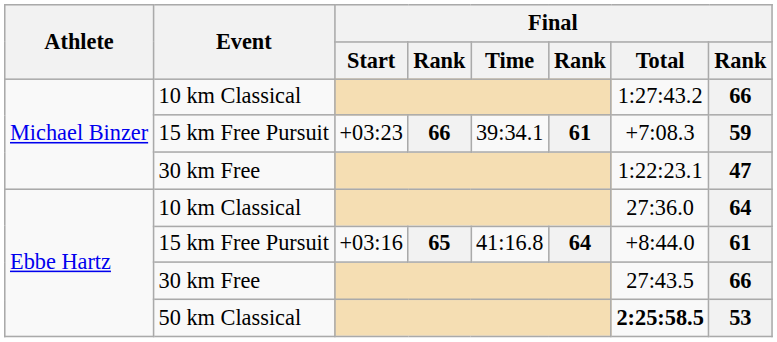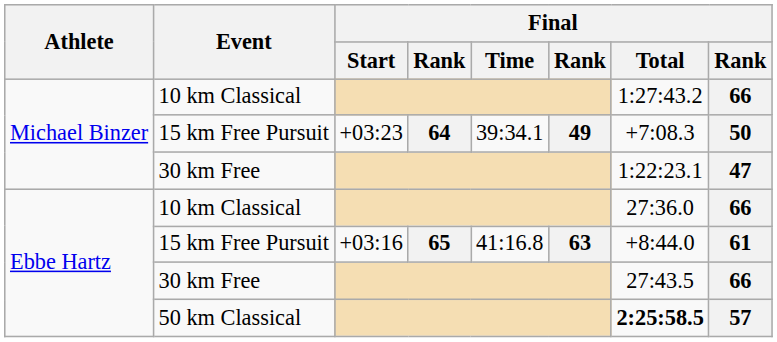(439, 133) 66 -> (439, 133) 64
(580, 133) 61 -> (580, 133) 49
(740, 133) 59 -> (740, 133) 50
(740, 207) 64 -> (740, 207) 66
(580, 244) 64 -> (580, 244) 63
(740, 317) 53 -> (740, 317) 57
